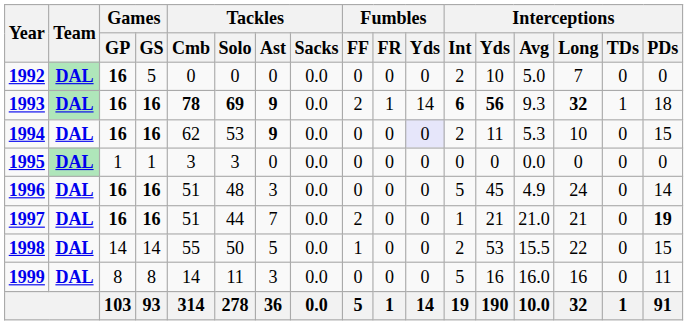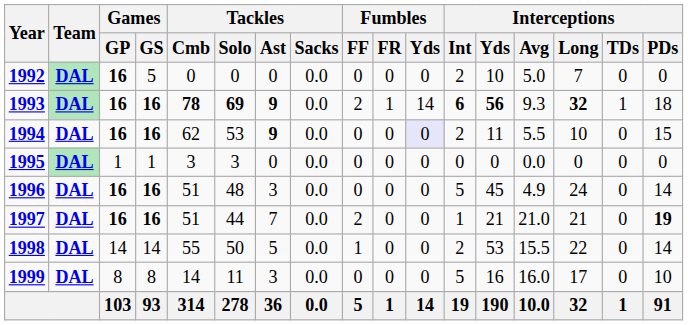(534, 133) 5.3 -> (534, 133) 5.5
(663, 248) 15 -> (663, 248) 14
(578, 276) 16 -> (578, 276) 17
(663, 276) 11 -> (663, 276) 10
